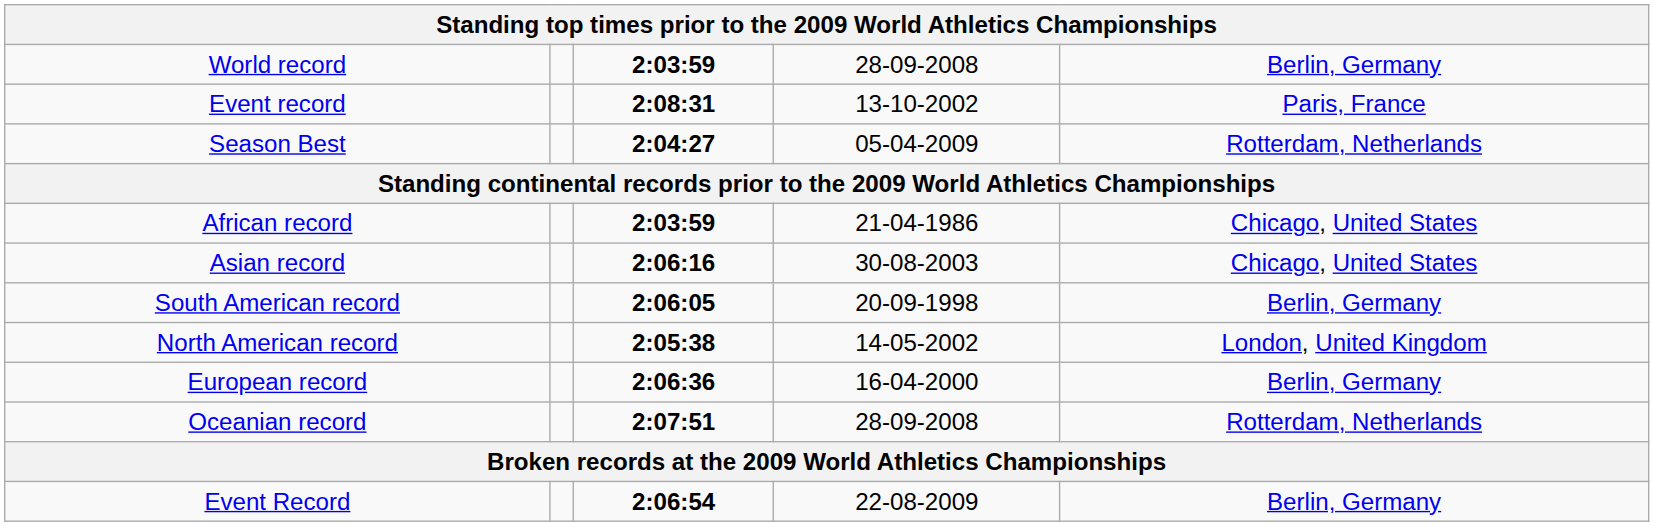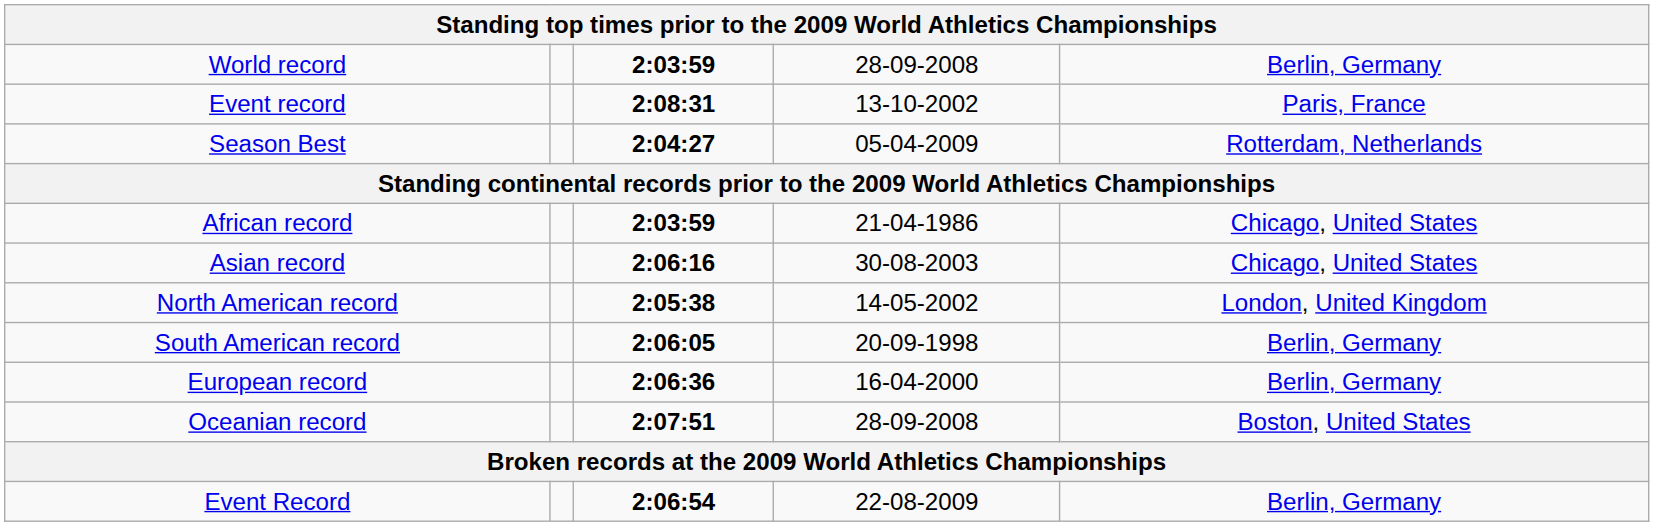rows swapped: (277, 342) <-> (277, 302)
(1354, 421) Rotterdam, Netherlands -> (1354, 421) Boston, United States
